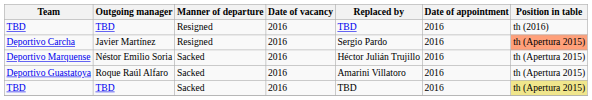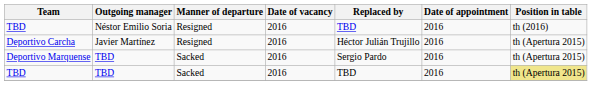(105, 27) TBD -> (133, 27) Néstor Emilio Soria
(362, 42) Sergio Pardo -> (378, 42) Héctor Julián Trujillo
(549, 42) lightsalmon background -> (549, 42) no background
(134, 57) Néstor Emilio Soria -> (105, 57) TBD
(379, 57) Héctor Julián Trujillo -> (362, 57) Sergio Pardo
- row: (49, 73)
